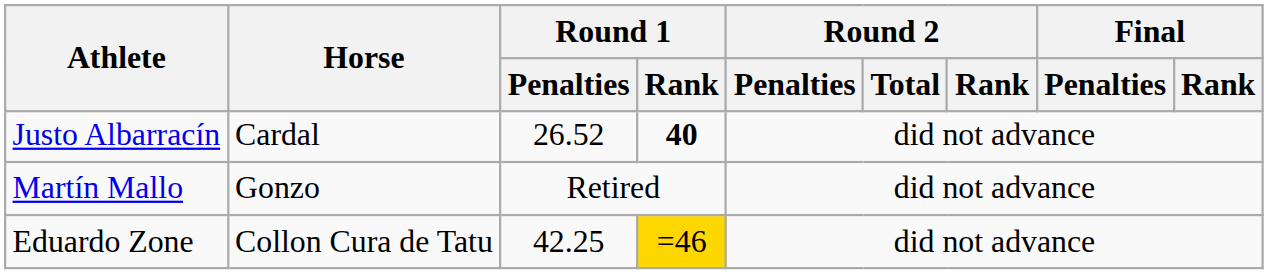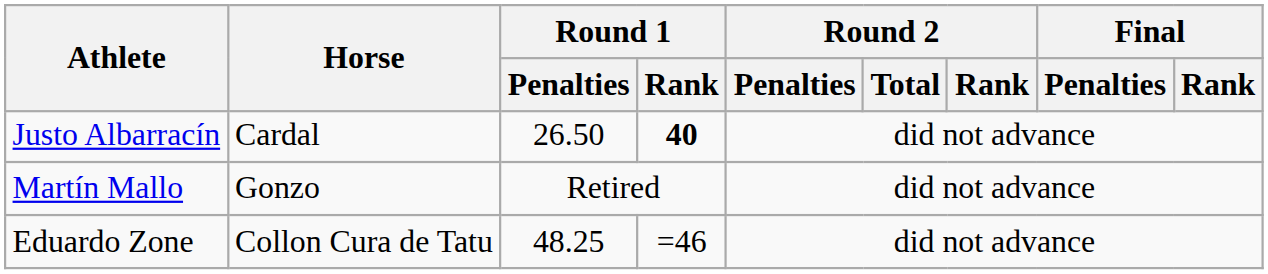(569, 136) 26.52 -> (569, 136) 26.50
(569, 241) 42.25 -> (569, 241) 48.25
(682, 241) gold background -> (682, 241) no background
